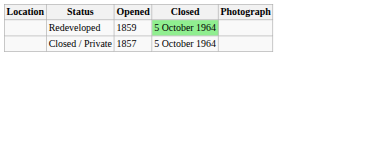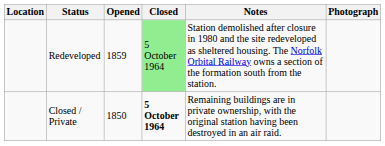+ column: (256, 12)
(127, 43) 1857 -> (117, 116) 1850
(185, 43) normal -> (162, 116) bold
